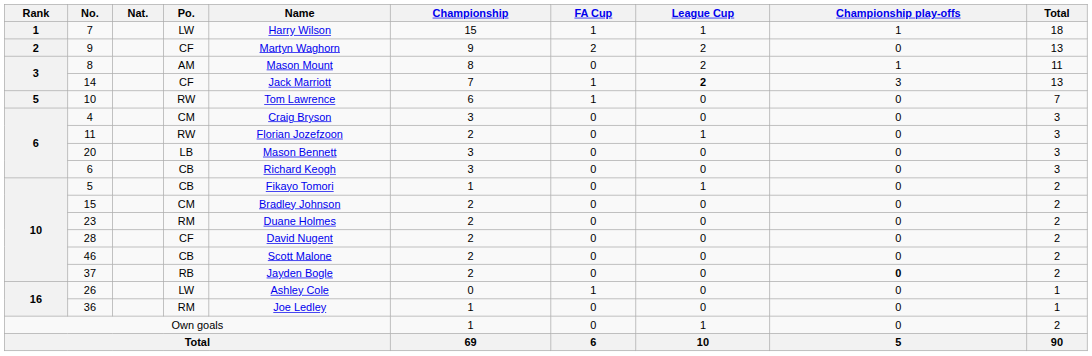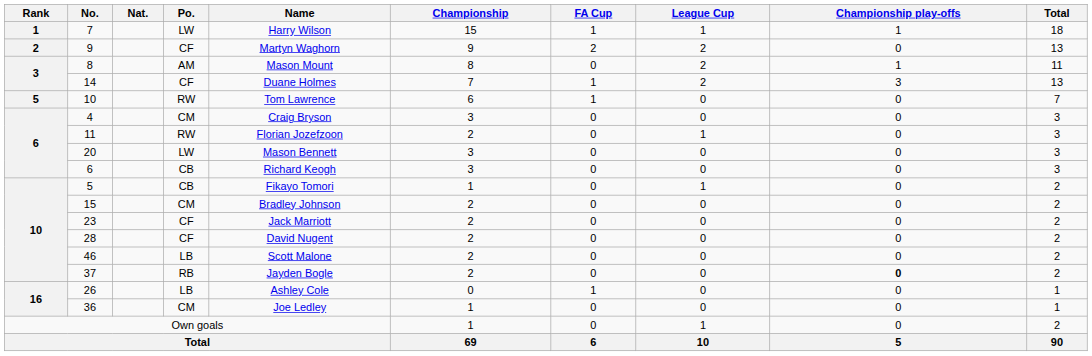(300, 83) Jack Marriott -> (300, 83) Duane Holmes
(703, 83) bold -> (703, 83) normal
(186, 152) LB -> (186, 152) LW
(186, 221) RM -> (186, 221) CF
(300, 221) Duane Holmes -> (300, 221) Jack Marriott
(186, 256) CB -> (186, 256) LB
(186, 290) LW -> (186, 290) LB
(186, 308) RM -> (186, 308) CM
